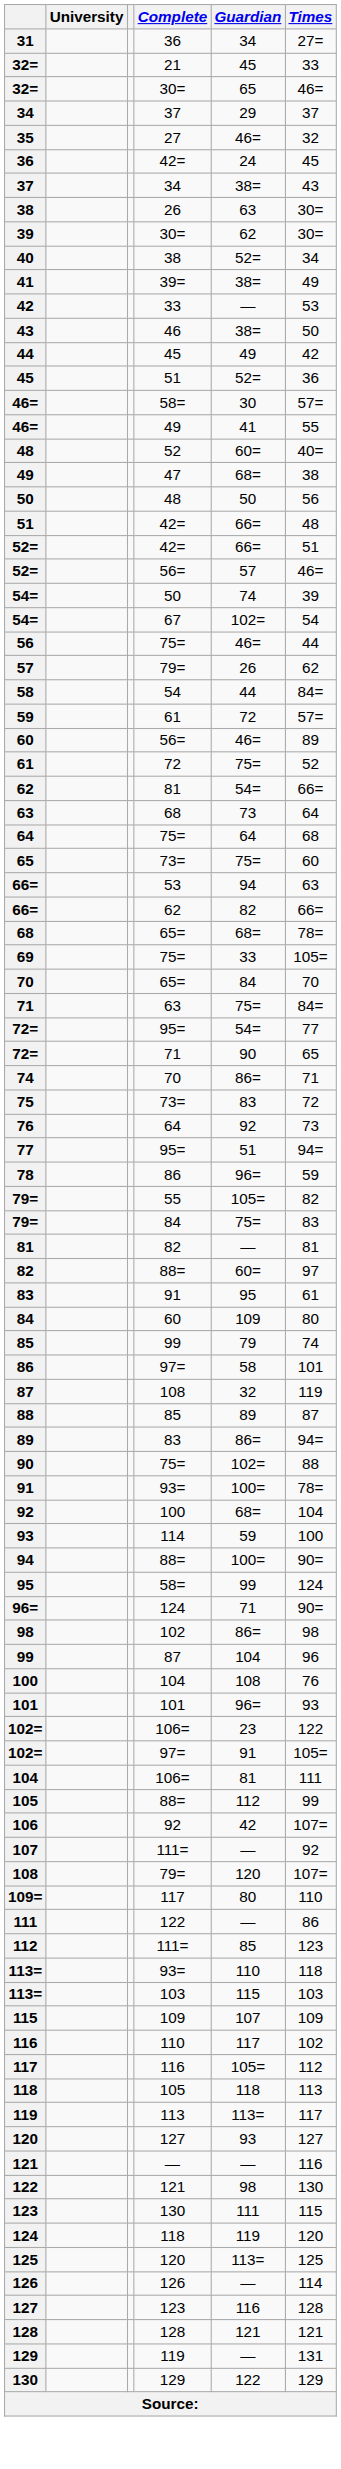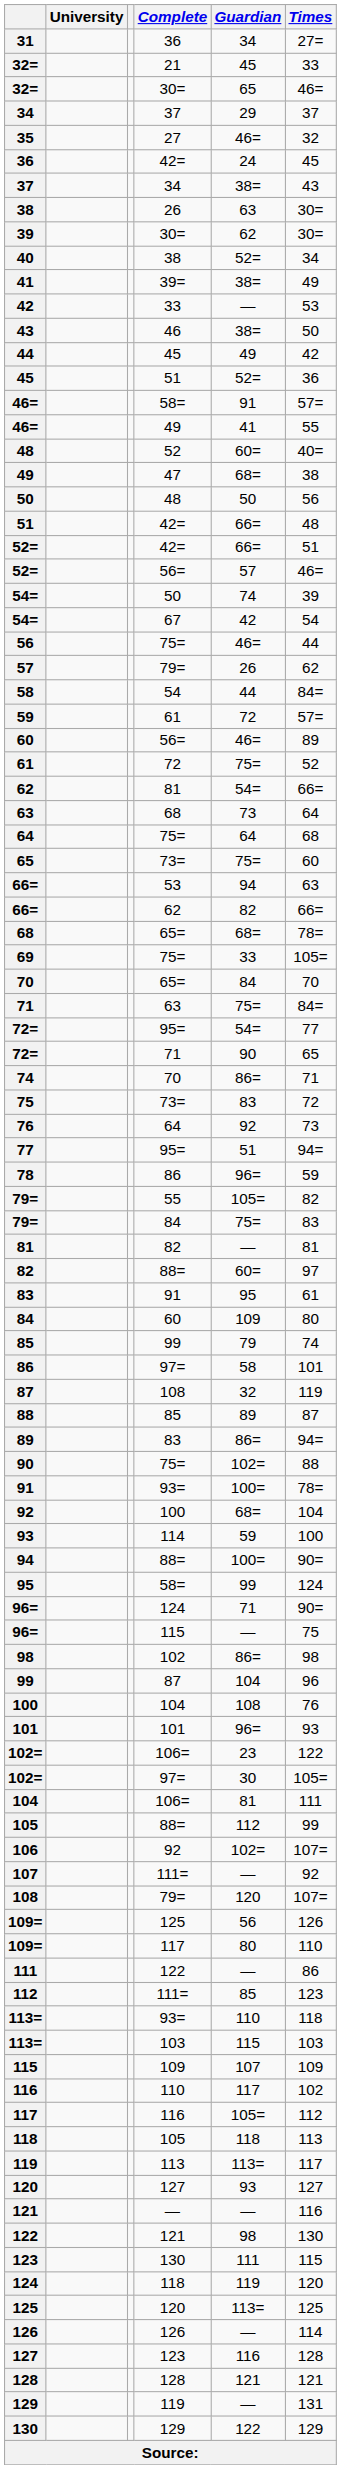(248, 403) 30 -> (248, 403) 91
(248, 620) 102= -> (248, 620) 42
+ row: (25, 1633)
(248, 1753) 91 -> (248, 1777) 30
(248, 1826) 42 -> (248, 1850) 102=
+ row: (25, 1922)
